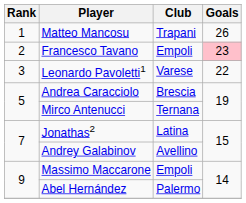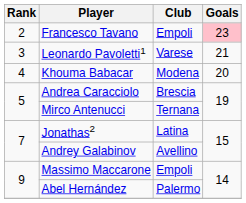- row: (85, 32)
(222, 71) 22 -> (222, 53) 21
+ row: (87, 73)
